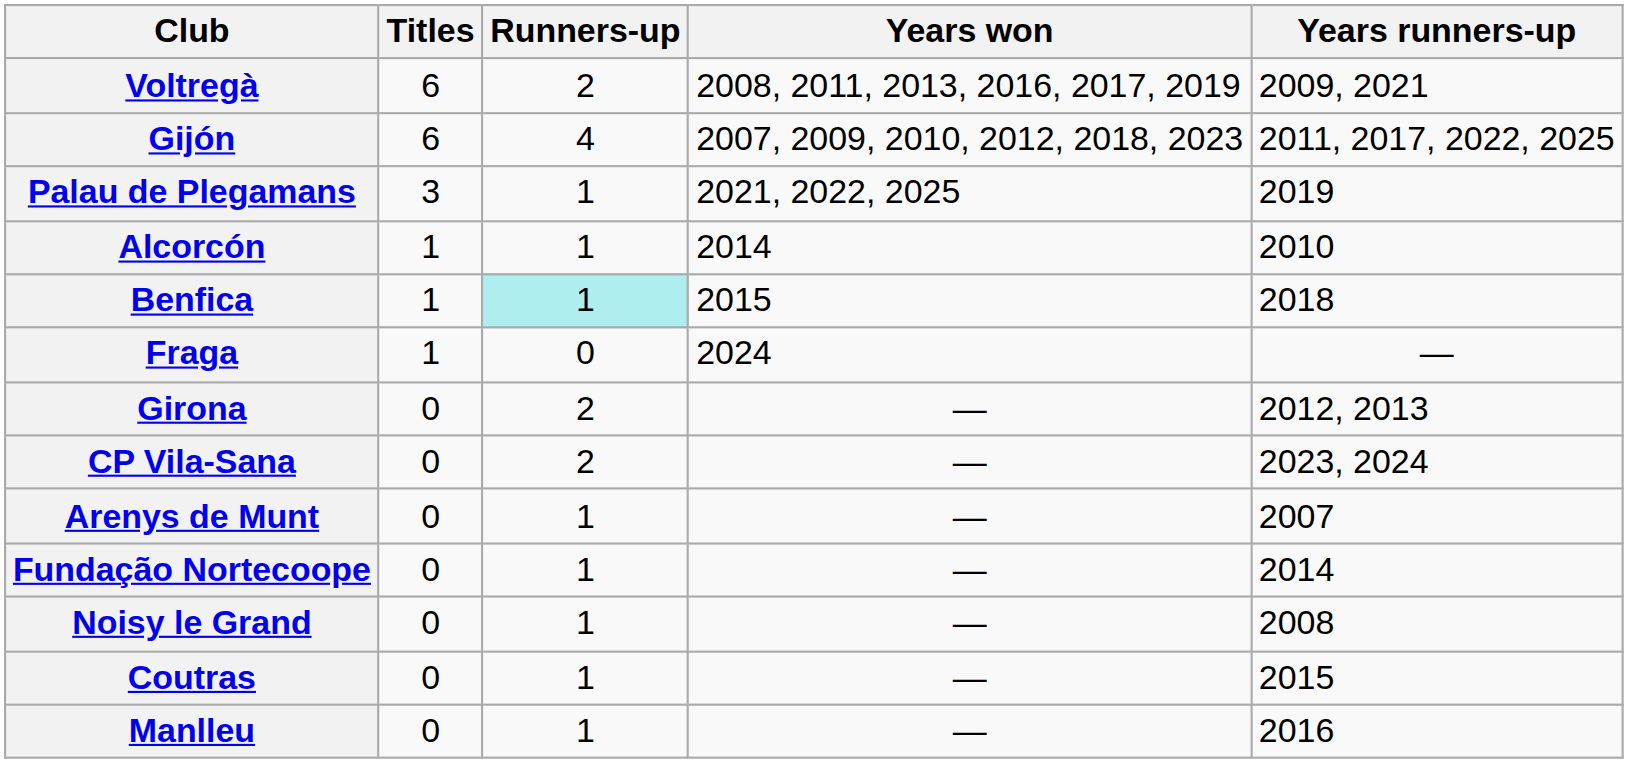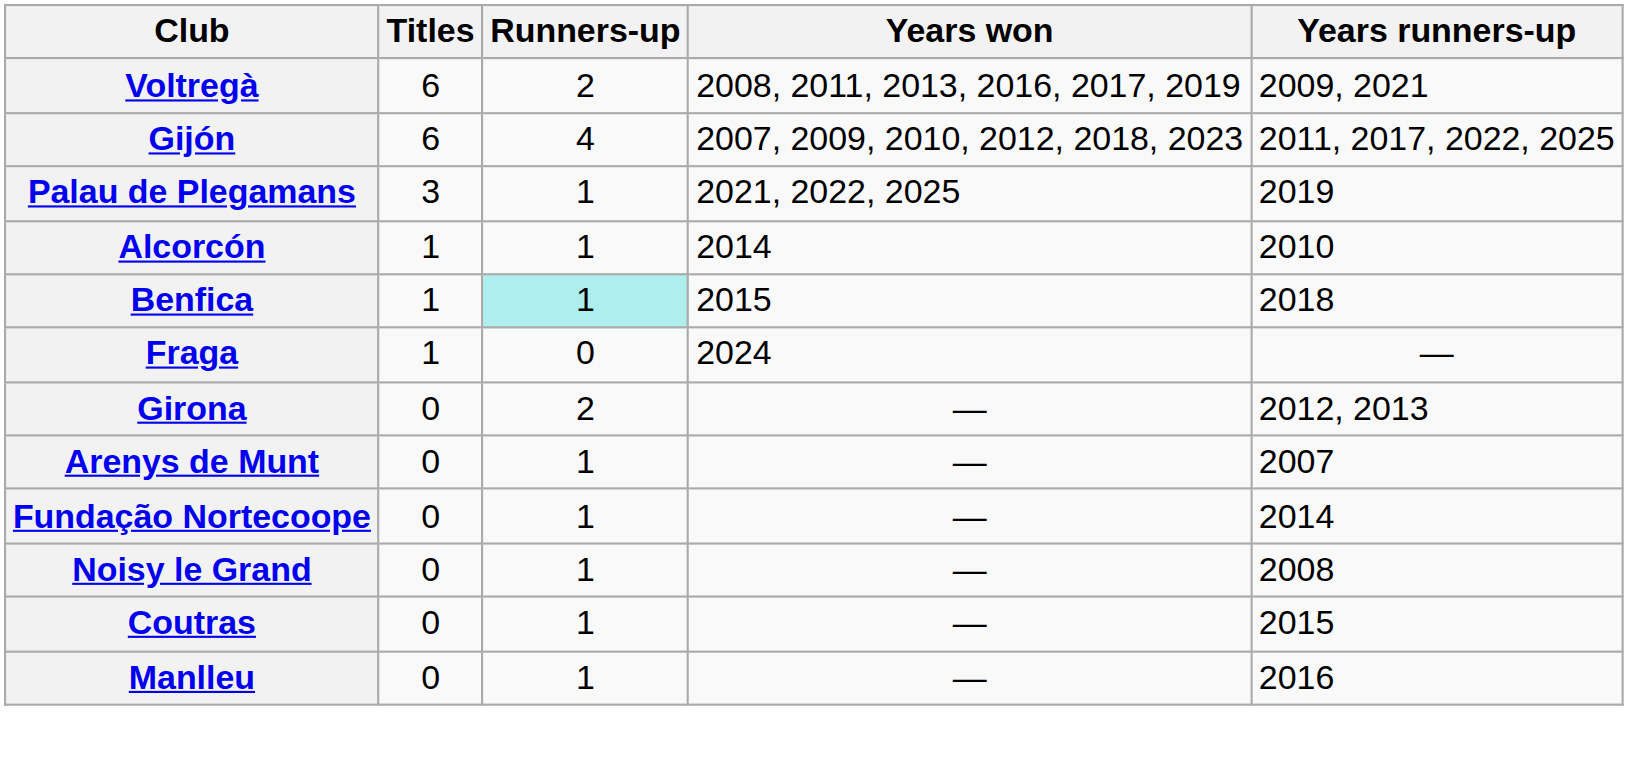- row: (192, 461)
